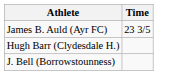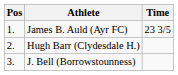+ column: (15, 12)
